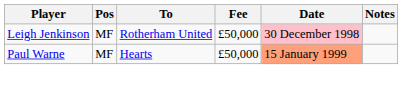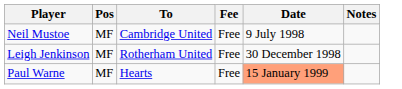+ row: (38, 34)
(238, 34) £50,000 -> (229, 53) Free
(312, 34) pink background -> (293, 53) no background
(238, 53) £50,000 -> (229, 73) Free
